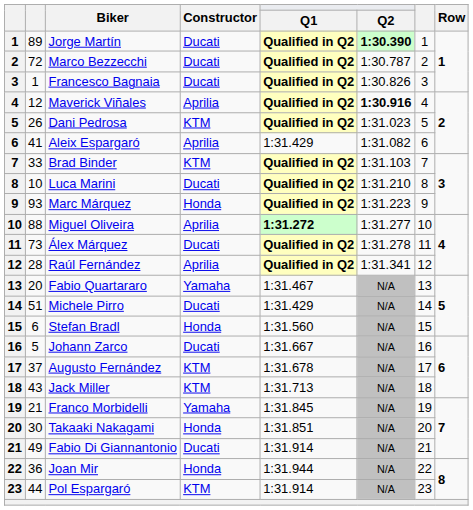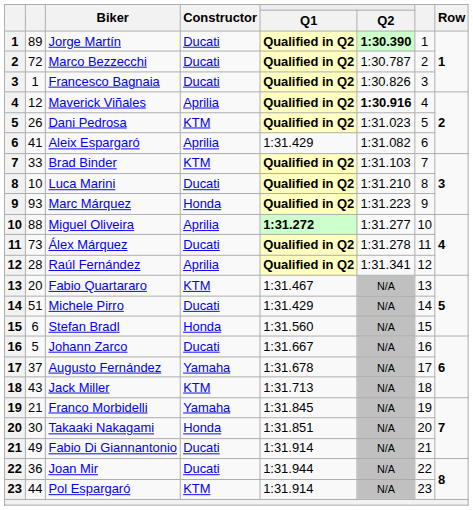(207, 285) Yamaha -> (197, 285) KTM
(197, 367) KTM -> (207, 367) Yamaha
(202, 468) Honda -> (201, 468) Ducati
